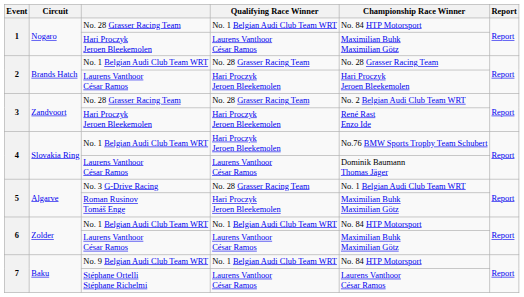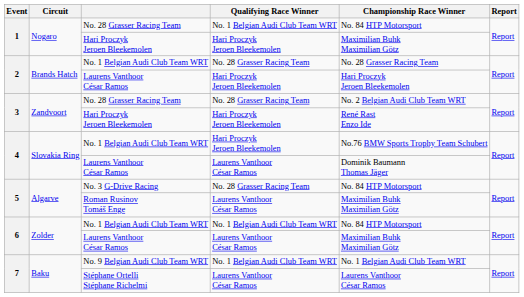(242, 43) Laurens Vanthoor César Ramos -> (246, 43) Hari Proczyk Jeroen Bleekemolen
(403, 185) No. 1 Belgian Audi Club Team WRT -> (381, 185) No. 84 HTP Motorsport
(246, 204) Hari Proczyk Jeroen Bleekemolen -> (242, 204) Laurens Vanthoor César Ramos
(381, 261) No. 84 HTP Motorsport -> (403, 261) No. 1 Belgian Audi Club Team WRT
